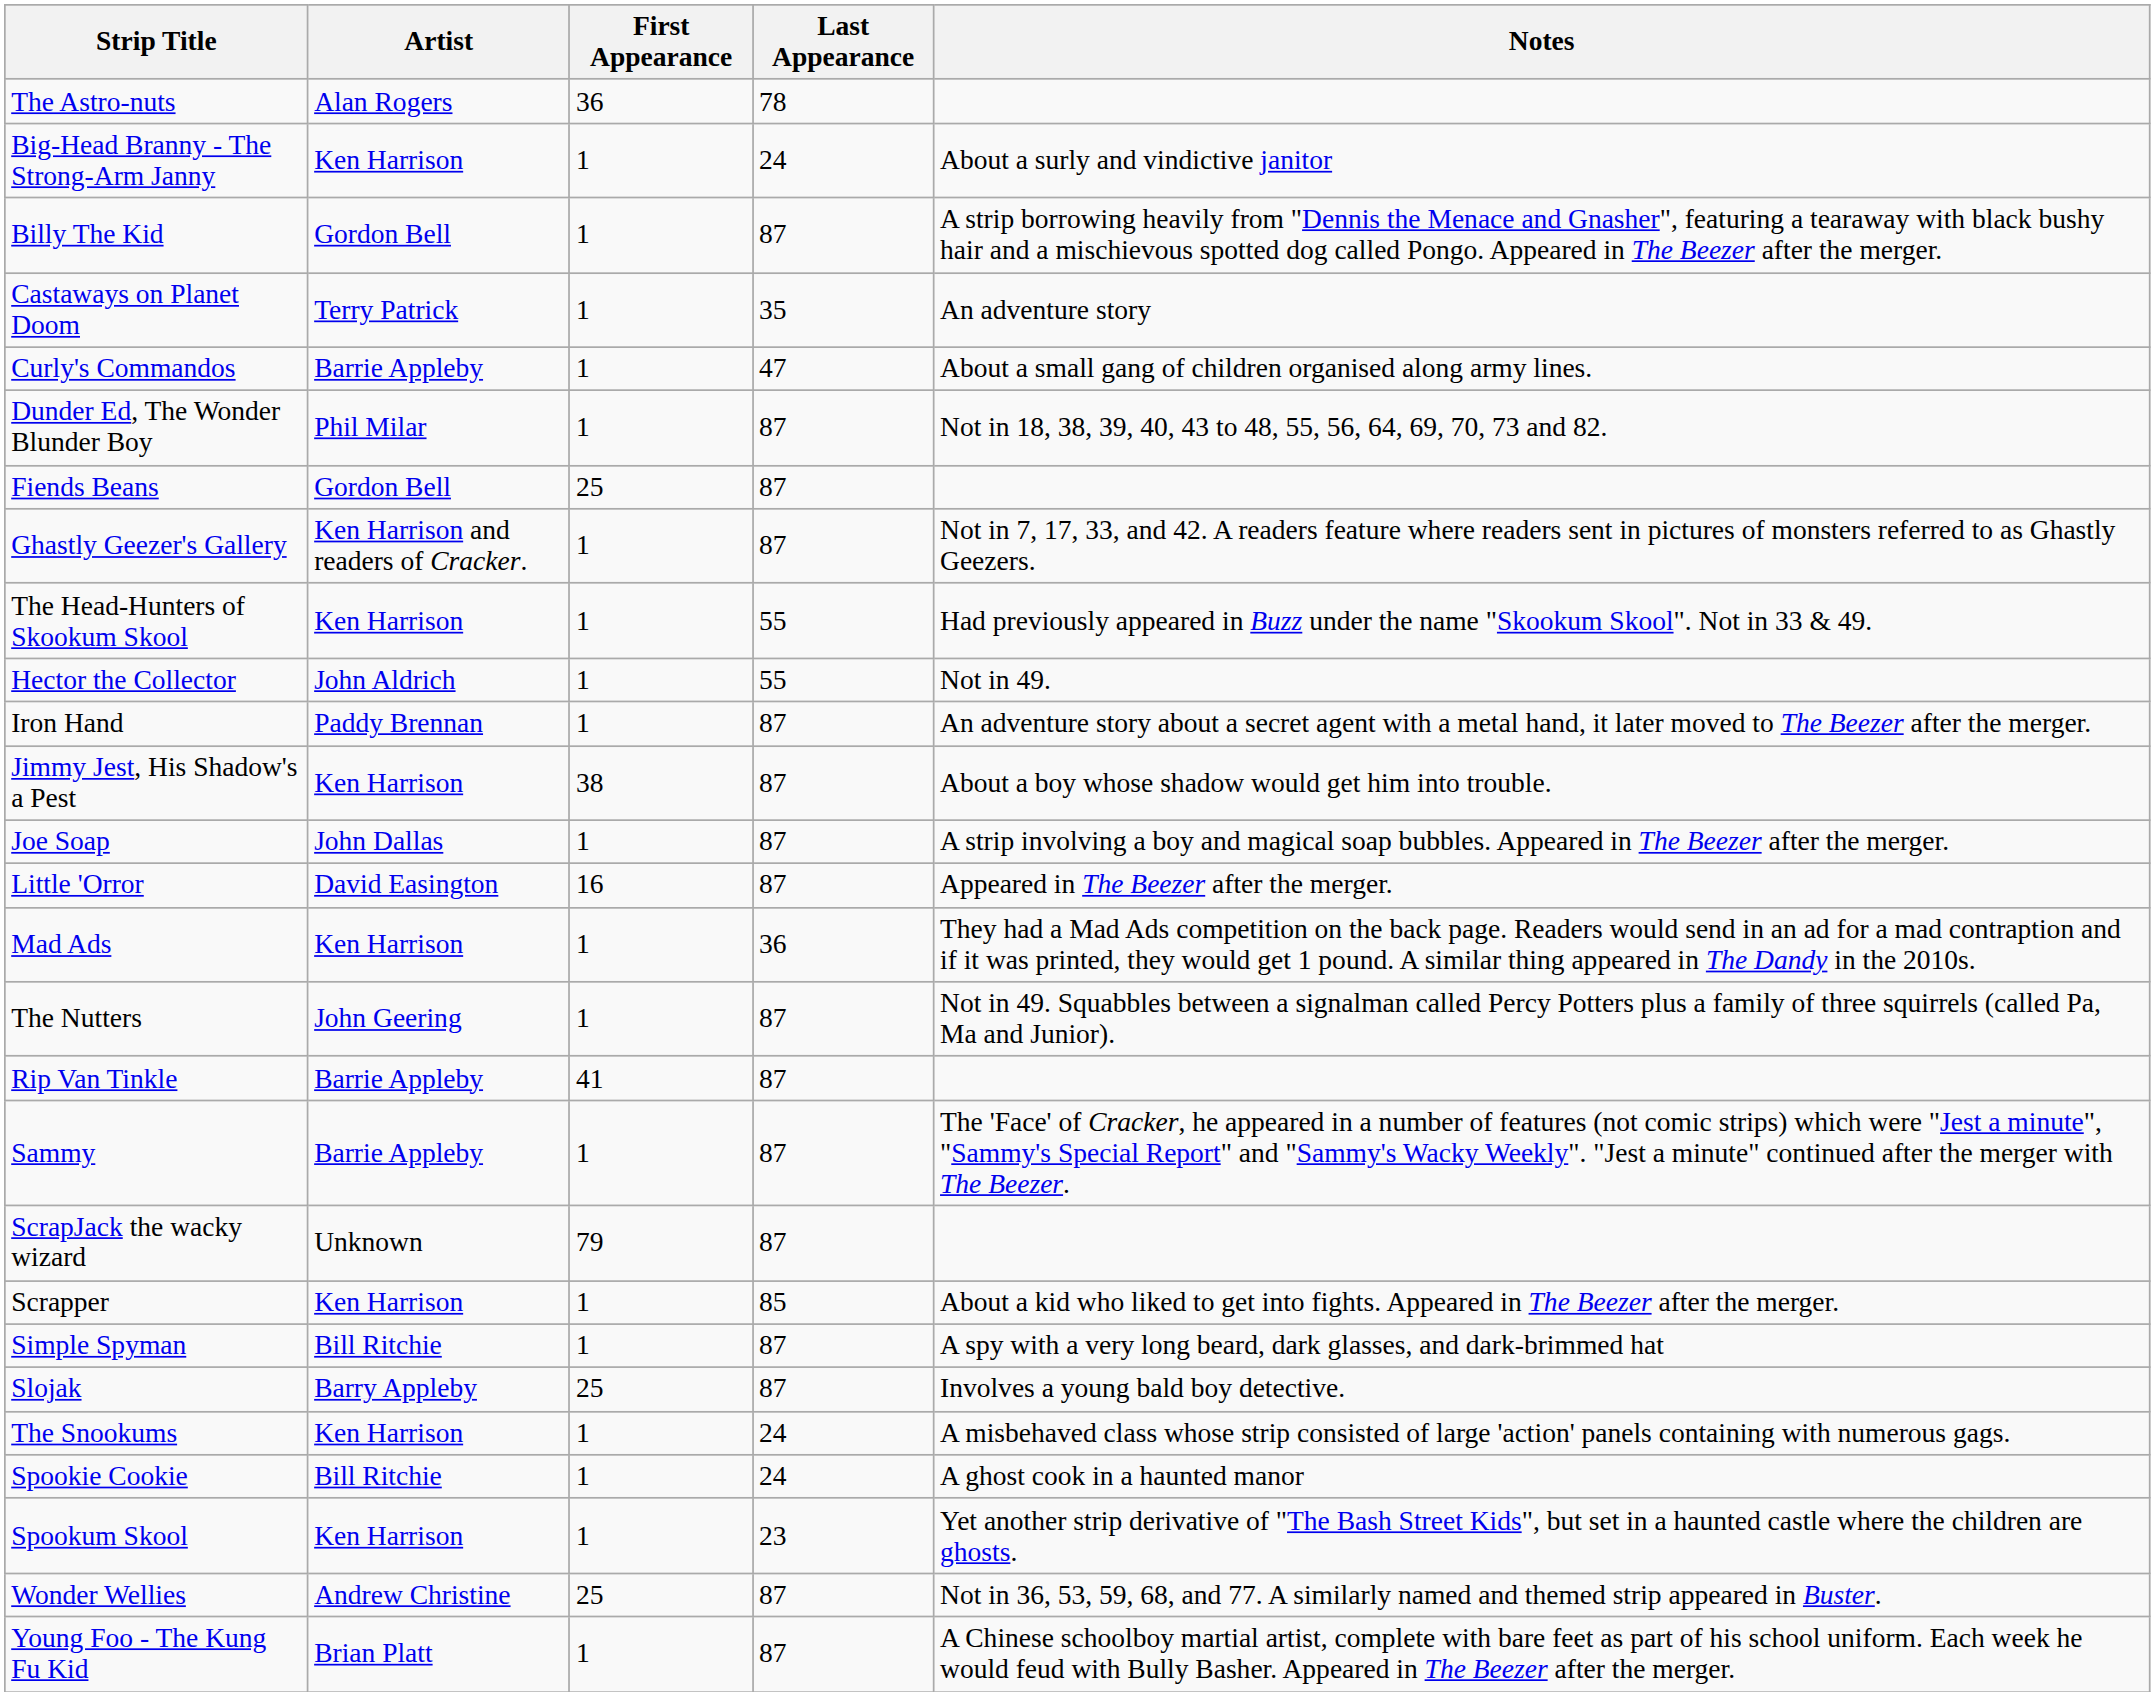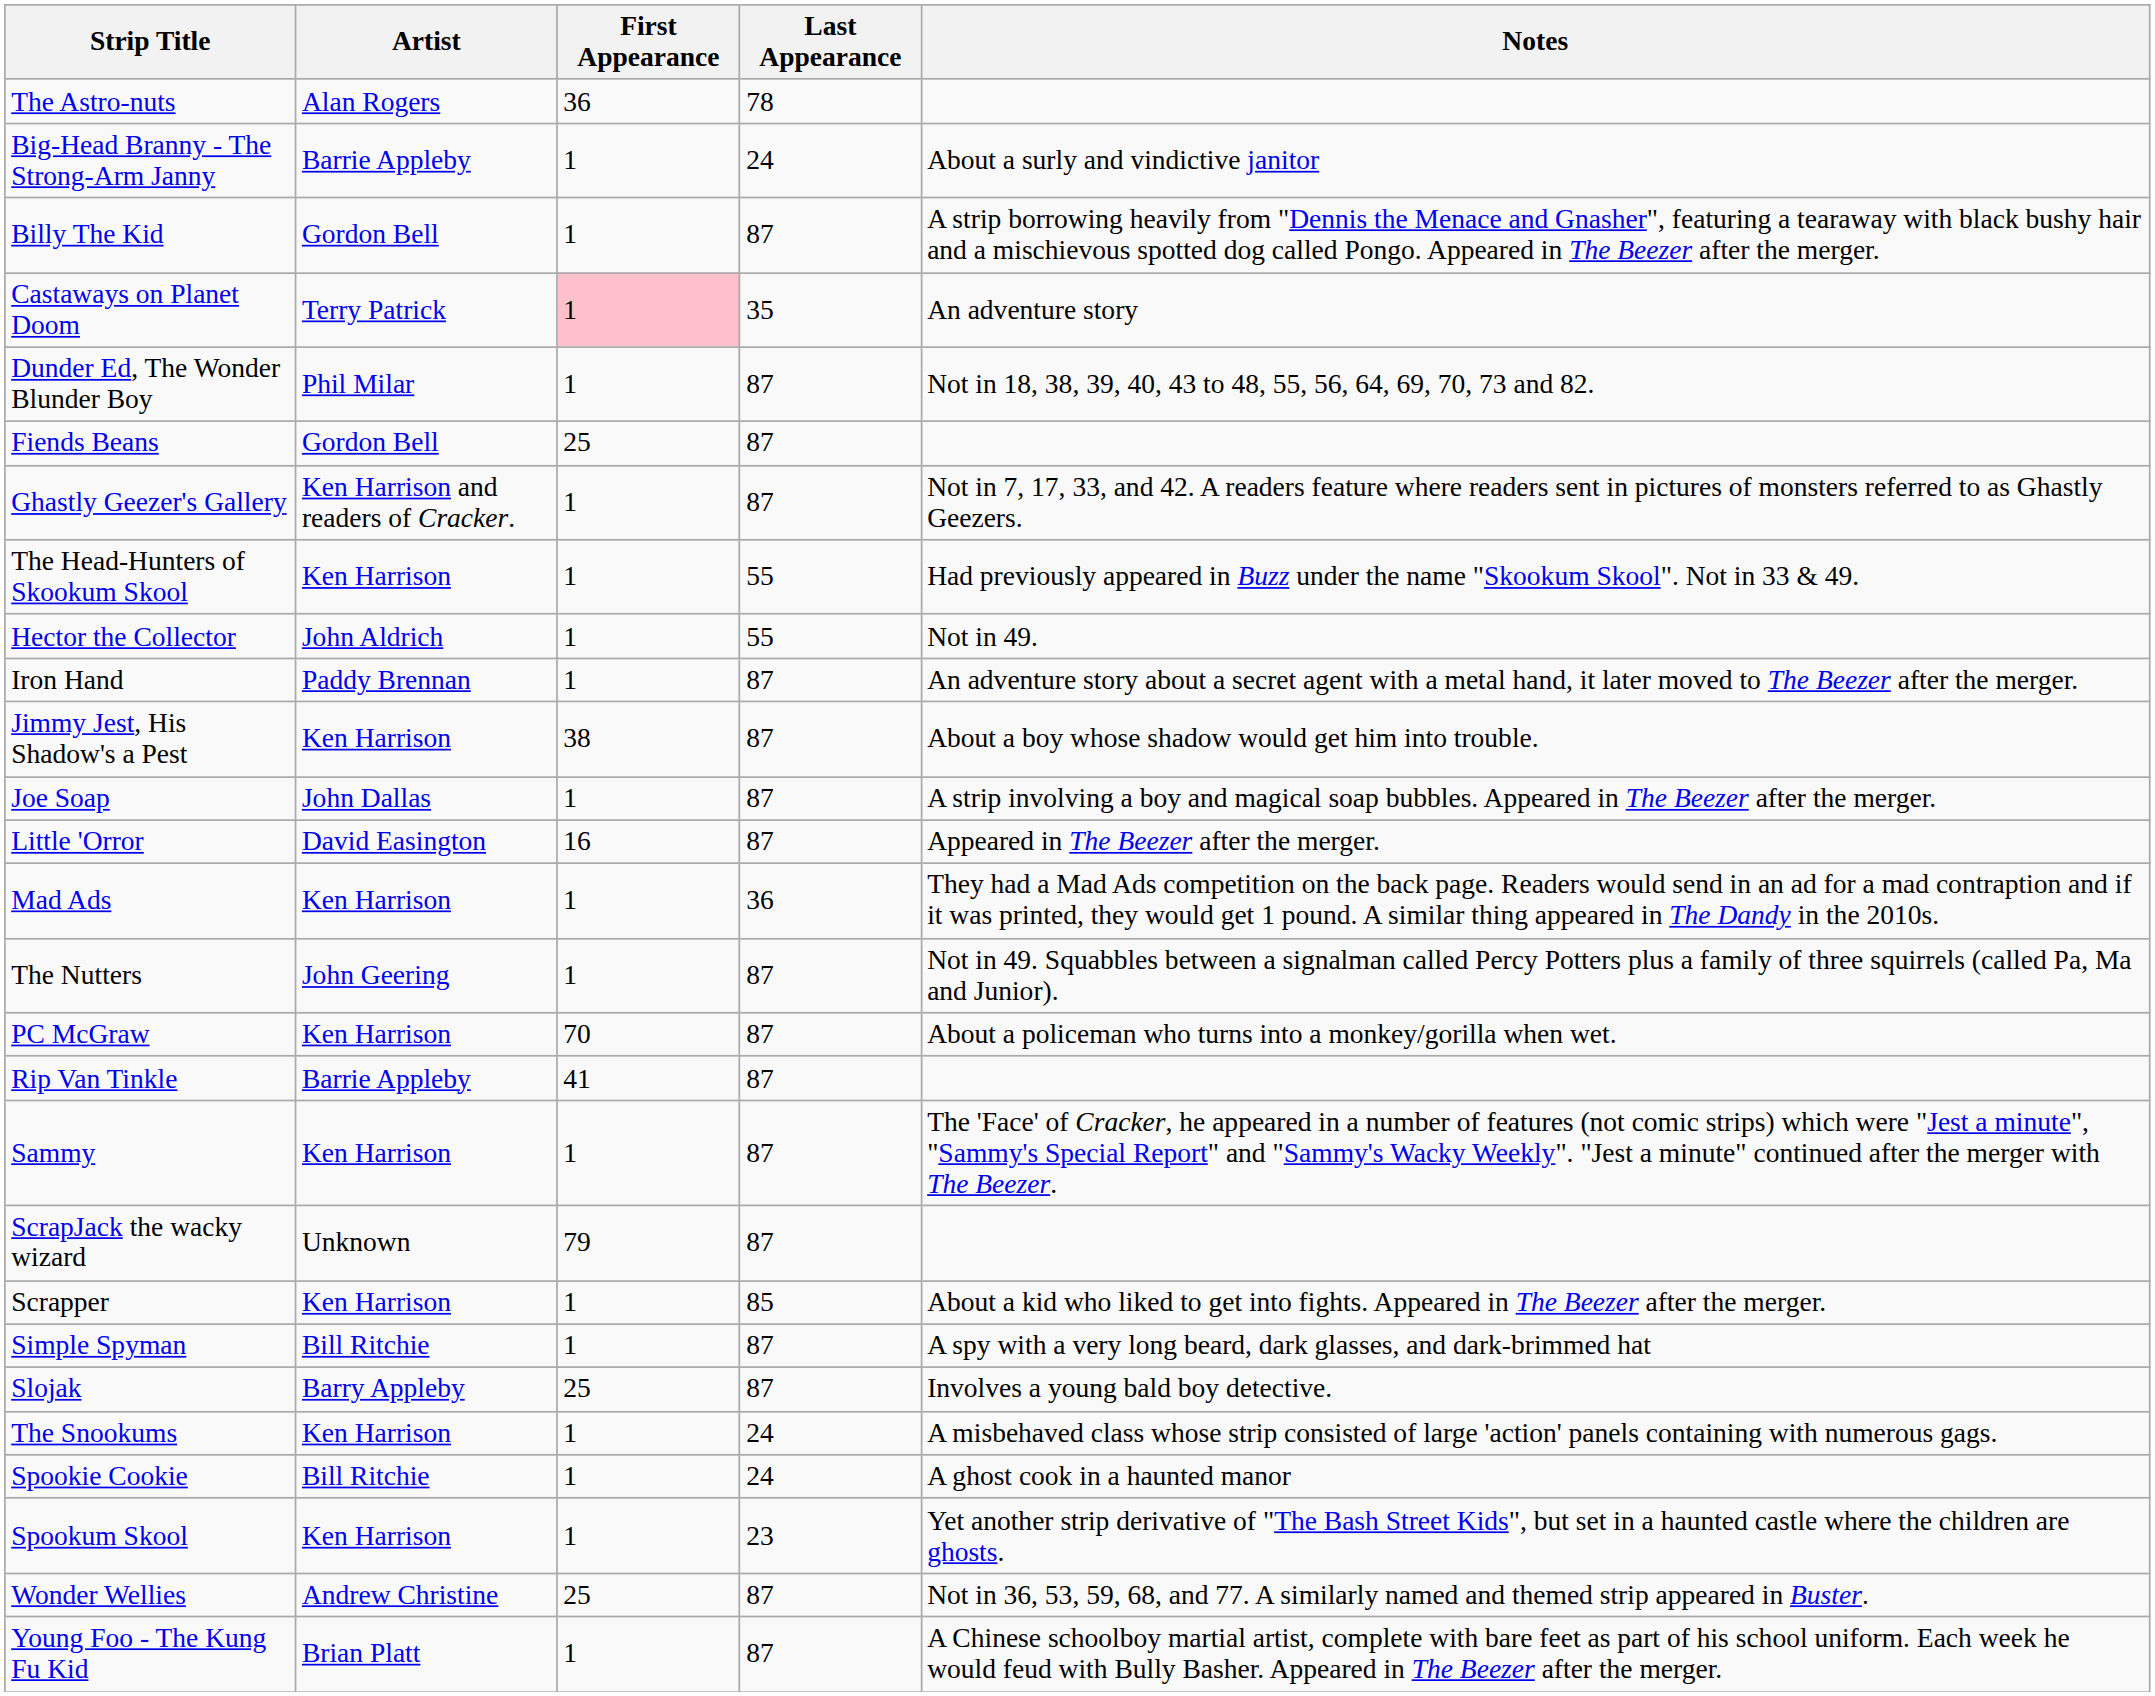(389, 160) Ken Harrison -> (386, 160) Barrie Appleby
(583, 309) no background -> (570, 309) pink background
- row: (123, 368)
+ row: (80, 1034)
(399, 1152) Barrie Appleby -> (376, 1152) Ken Harrison
